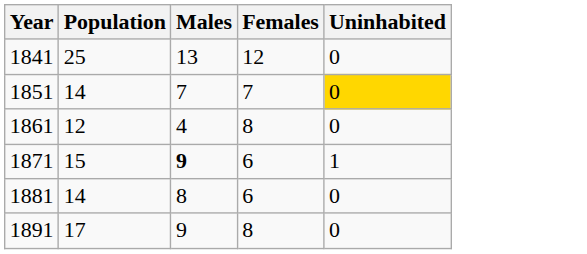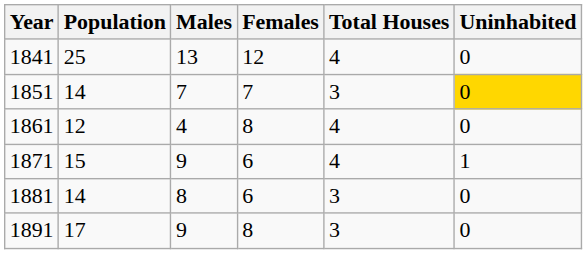+ column: (389, 21)
(182, 160) bold -> (182, 160) normal
